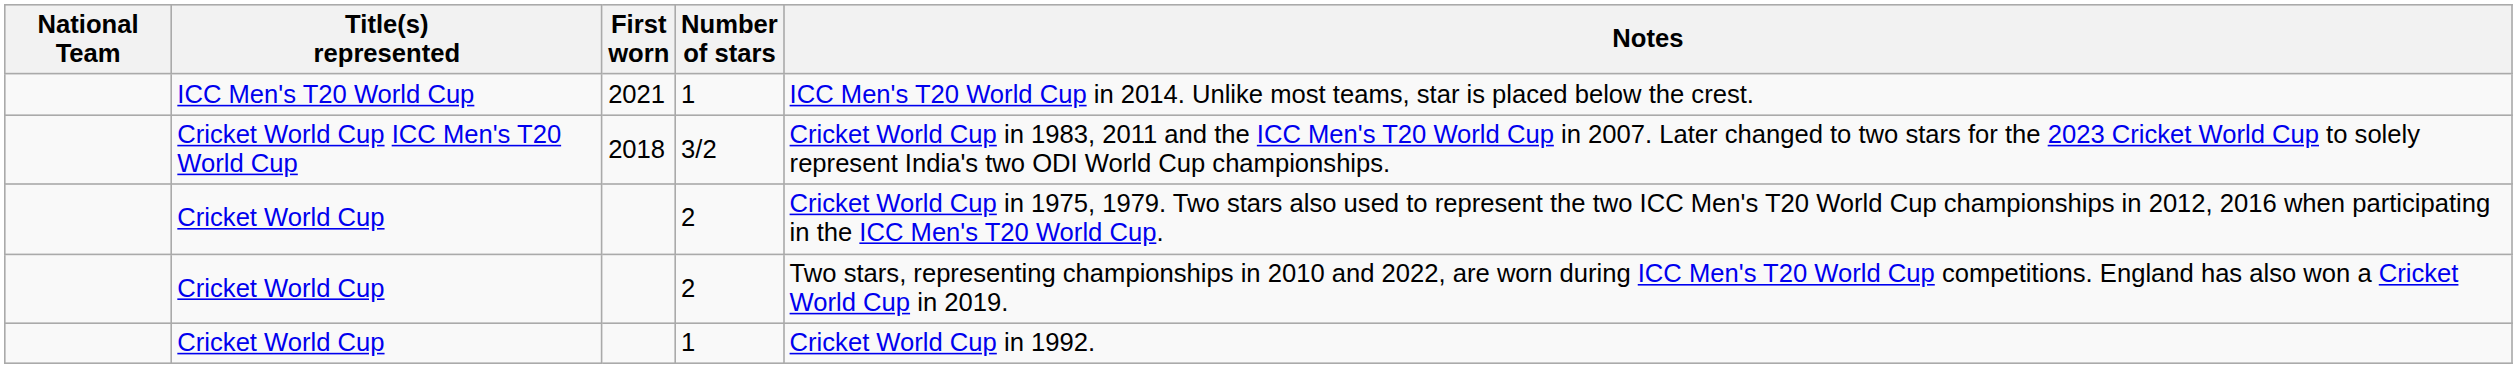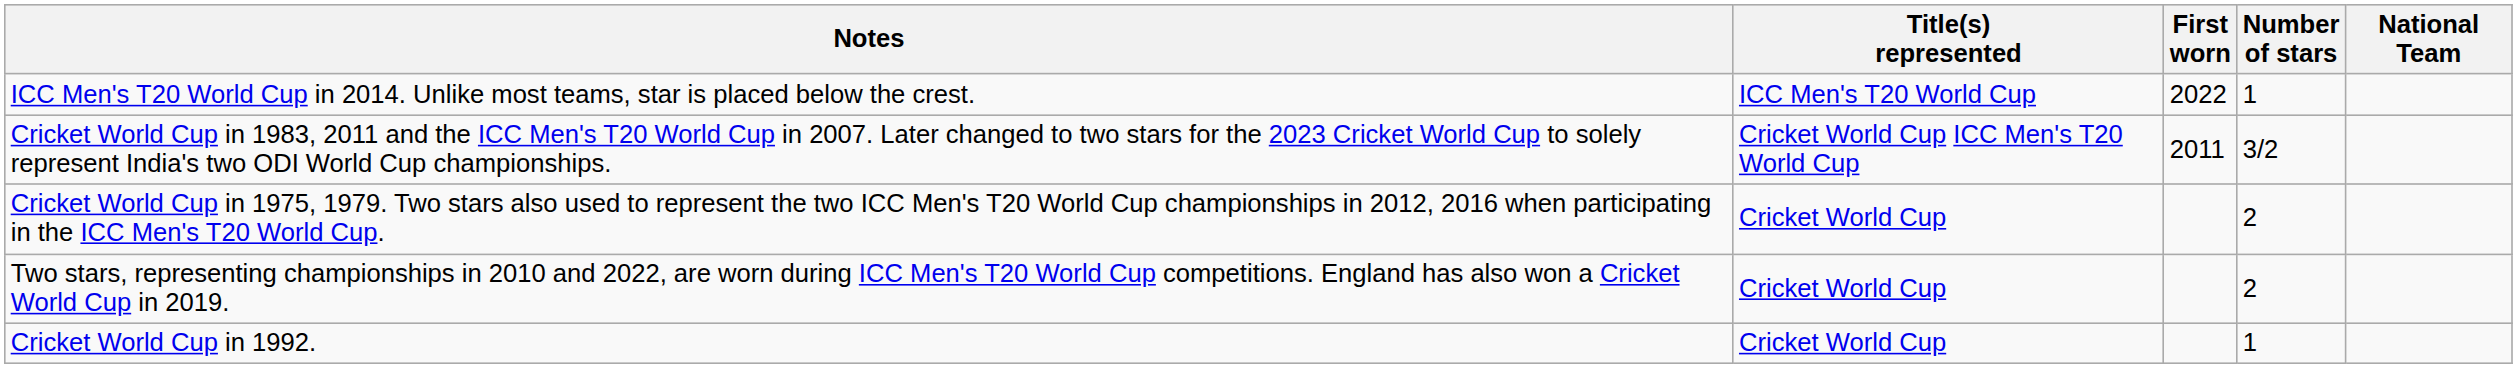columns swapped: (88, 39) <-> (1648, 39)
(637, 94) 2021 -> (2198, 94) 2022
(637, 149) 2018 -> (2197, 149) 2011
